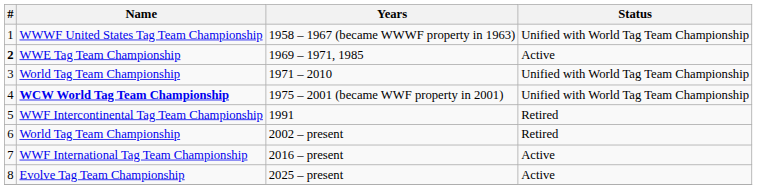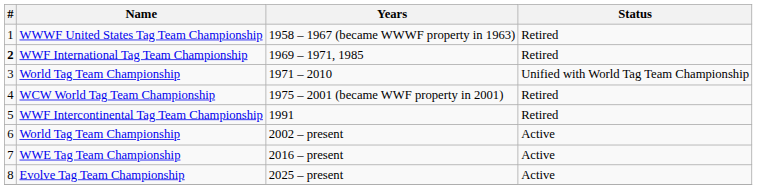(635, 34) Unified with World Tag Team Championship -> (540, 34) Retired
(100, 54) WWE Tag Team Championship -> (133, 54) WWF International Tag Team Championship
(538, 54) Active -> (540, 54) Retired
(124, 94) bold -> (117, 94) normal
(635, 94) Unified with World Tag Team Championship -> (540, 94) Retired
(540, 134) Retired -> (538, 134) Active
(133, 154) WWF International Tag Team Championship -> (100, 154) WWE Tag Team Championship
